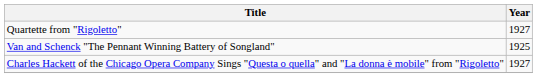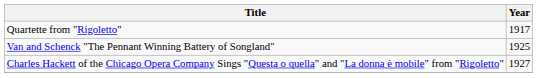(519, 30) 1927 -> (519, 30) 1917
